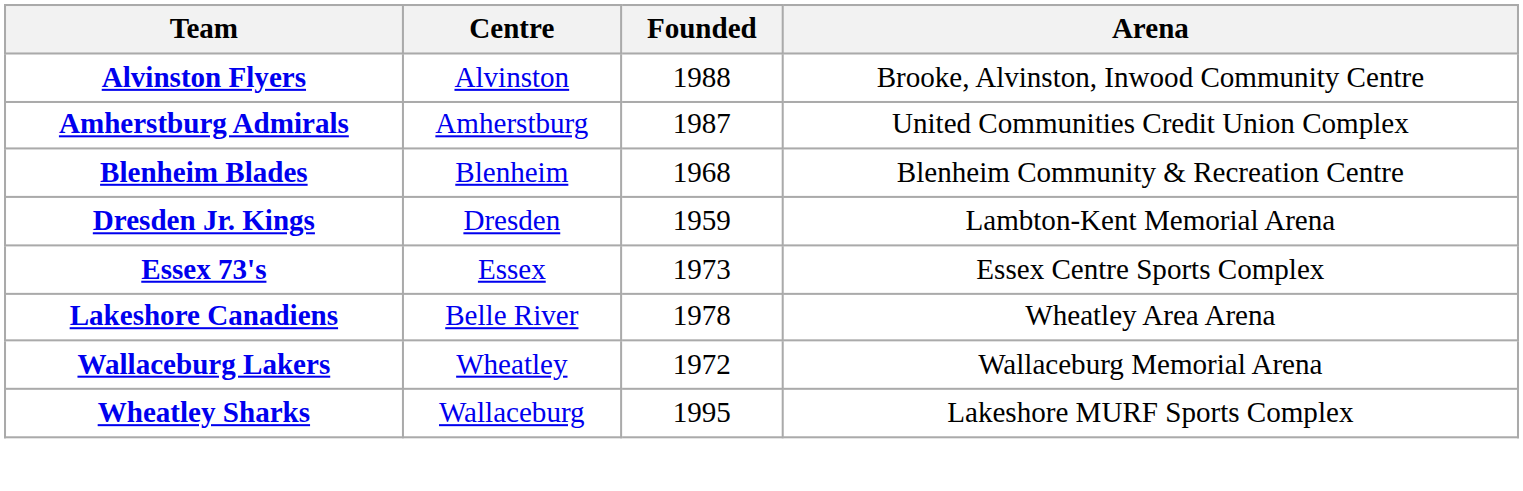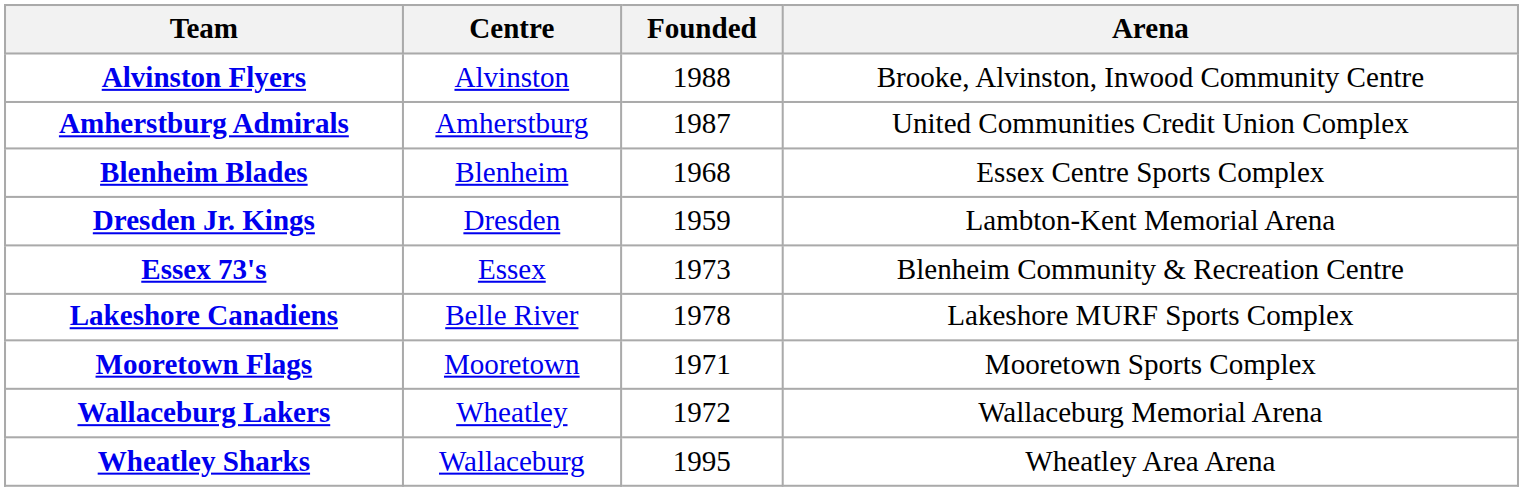(1150, 172) Blenheim Community & Recreation Centre -> (1150, 172) Essex Centre Sports Complex
(1150, 268) Essex Centre Sports Complex -> (1150, 268) Blenheim Community & Recreation Centre
(1150, 316) Wheatley Area Arena -> (1150, 316) Lakeshore MURF Sports Complex
+ row: (204, 364)
(1150, 412) Lakeshore MURF Sports Complex -> (1150, 460) Wheatley Area Arena
